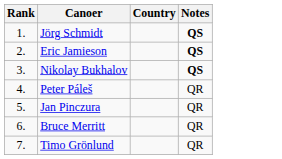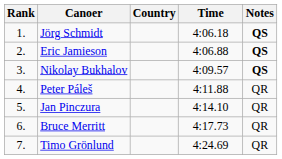+ column: (211, 13)
